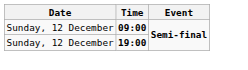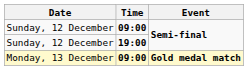+ row: (60, 58)
